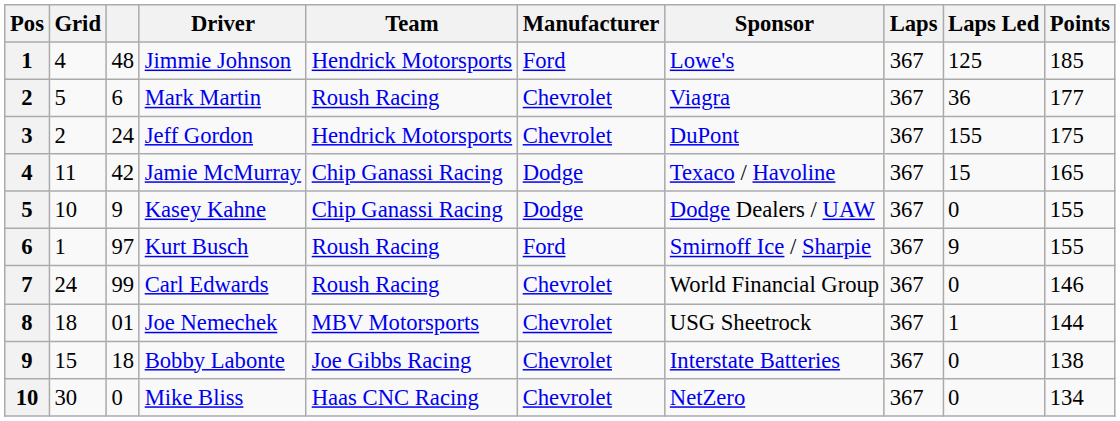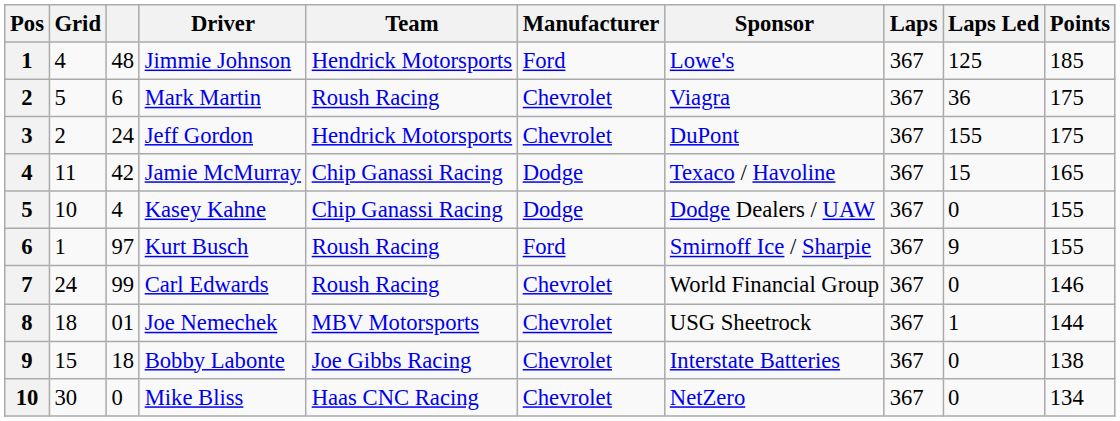(1067, 98) 177 -> (1067, 98) 175
(117, 210) 9 -> (117, 210) 4
